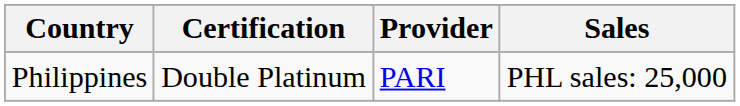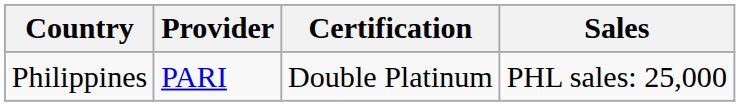columns swapped: (436, 28) <-> (263, 28)
